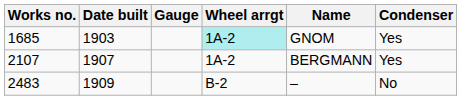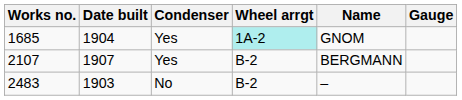columns swapped: (176, 15) <-> (416, 15)
(99, 38) 1903 -> (99, 38) 1904
(220, 60) 1A-2 -> (246, 60) B-2
(99, 83) 1909 -> (99, 83) 1903
